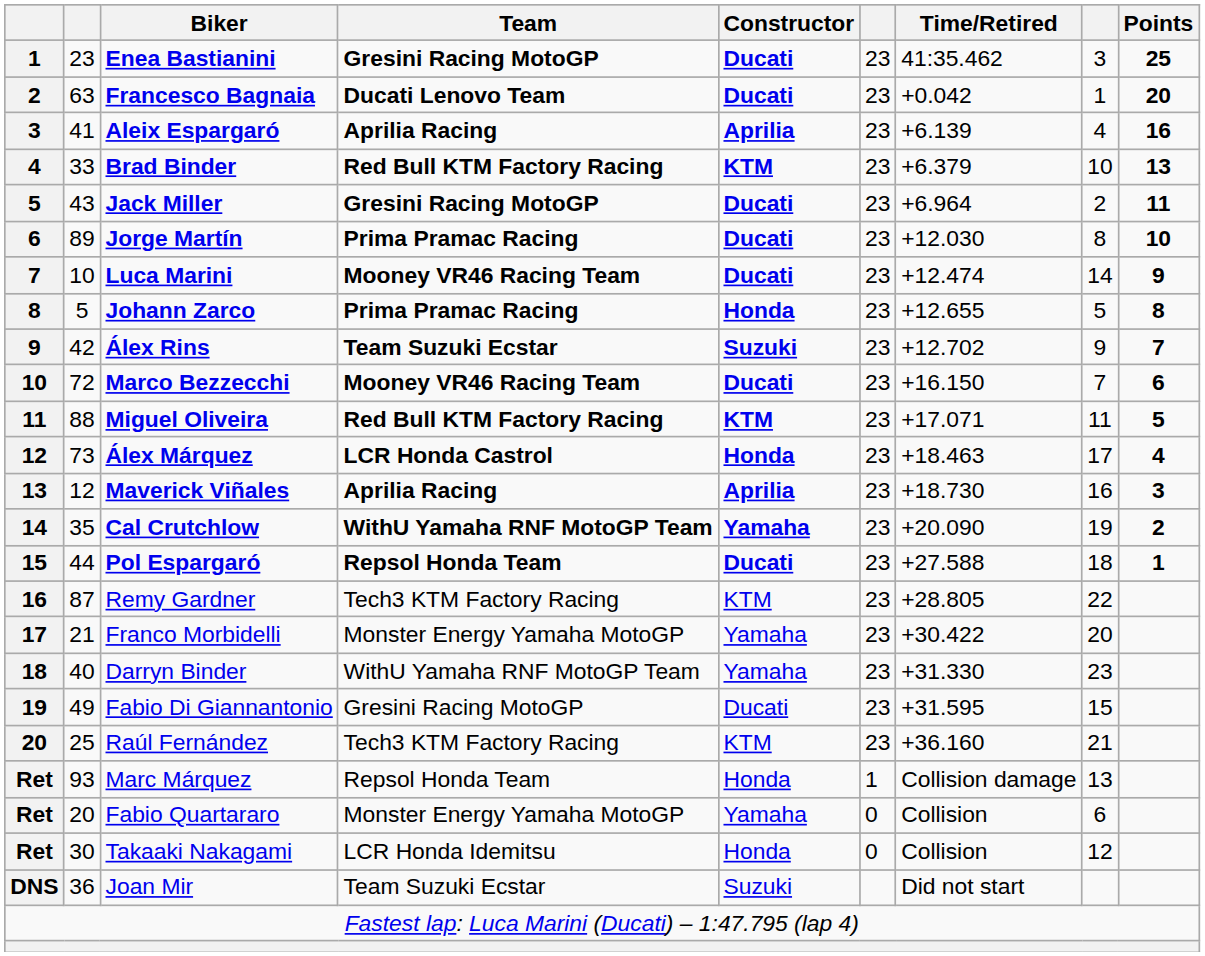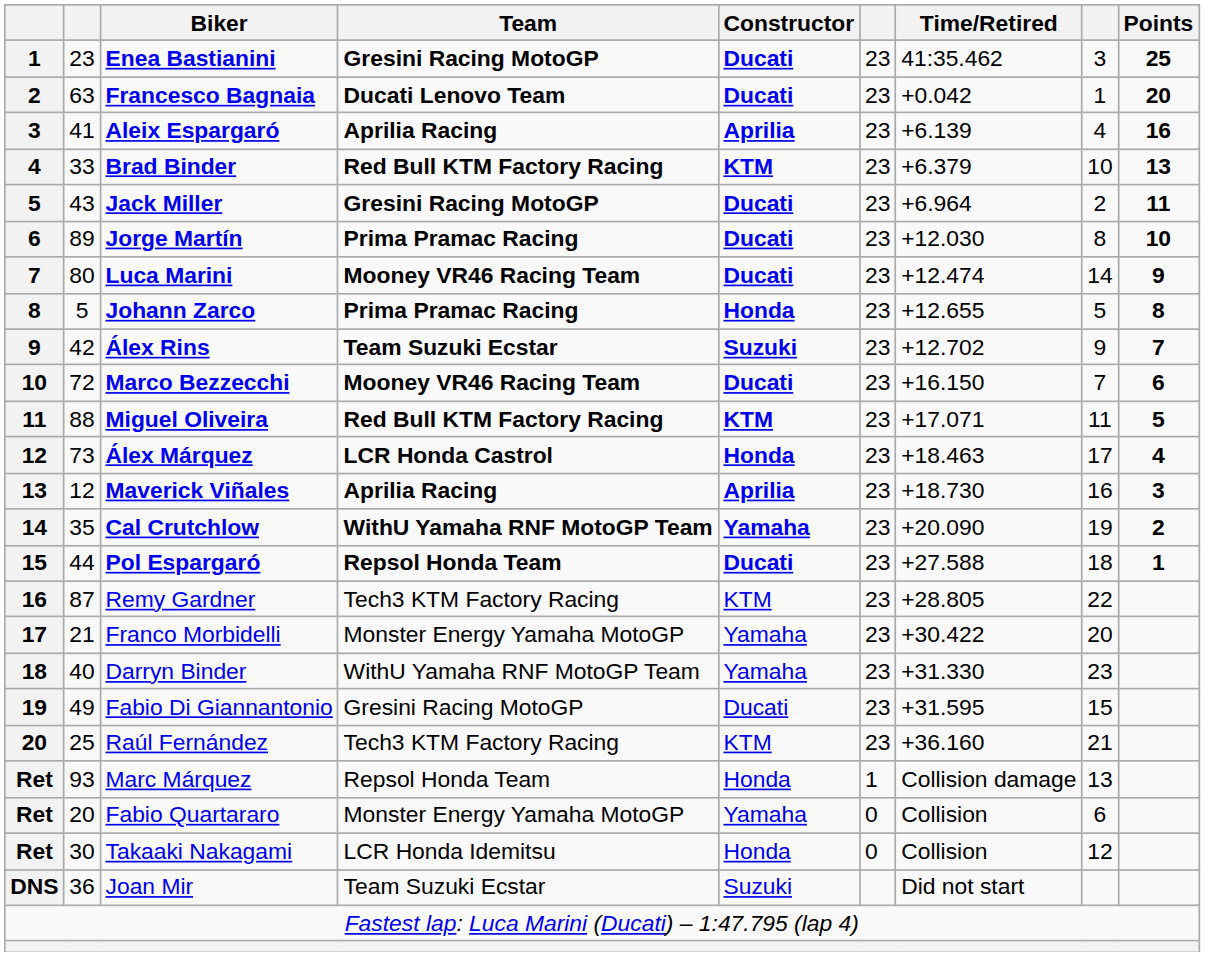(82, 275) 10 -> (82, 275) 80
